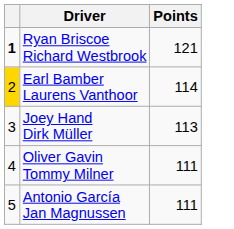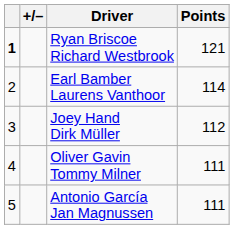+ column: (33, 16)
(12, 87) gold background -> (12, 87) no background
(186, 126) 113 -> (214, 126) 112
